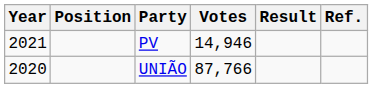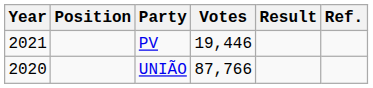(223, 44) 14,946 -> (223, 44) 19,446
